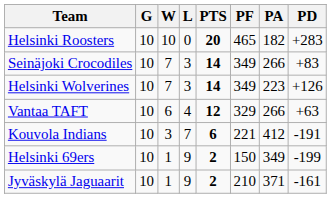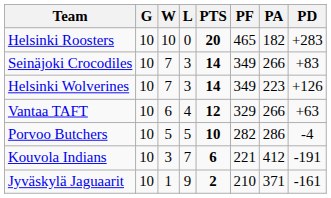+ row: (58, 134)
- row: (51, 157)
